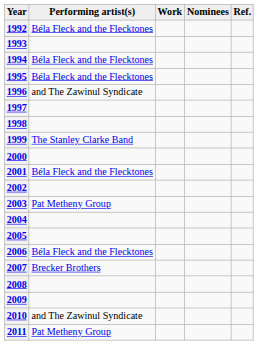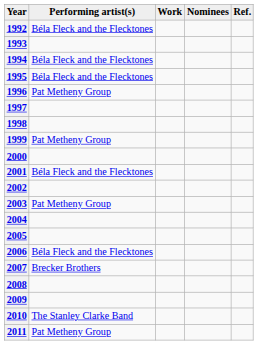(87, 92) and The Zawinul Syndicate -> (71, 92) Pat Metheny Group
(82, 140) The Stanley Clarke Band -> (71, 140) Pat Metheny Group
(87, 316) and The Zawinul Syndicate -> (82, 316) The Stanley Clarke Band
